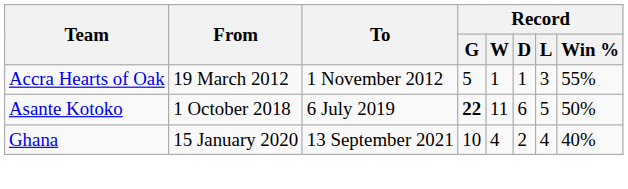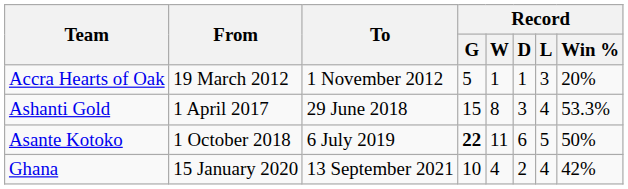(578, 79) 55% -> (578, 79) 20%
+ row: (60, 109)
(578, 139) 40% -> (578, 169) 42%
